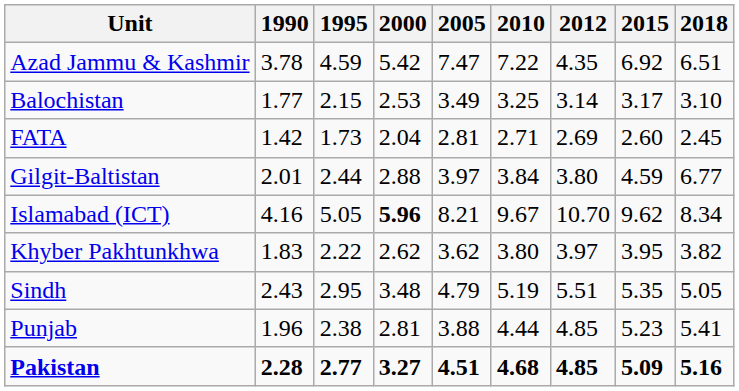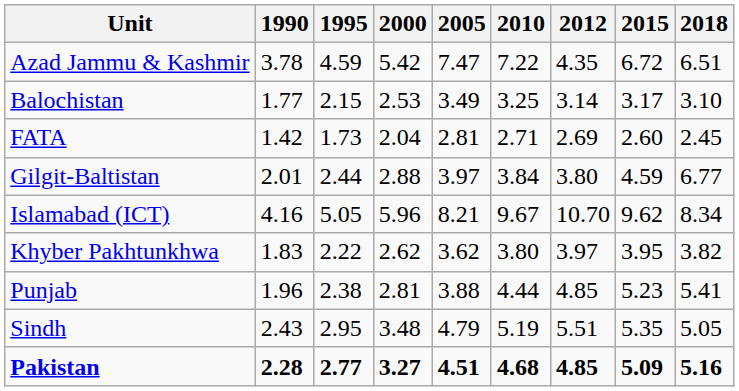(642, 61) 6.92 -> (642, 61) 6.72
(400, 213) bold -> (400, 213) normal
rows swapped: (44, 328) <-> (38, 289)
